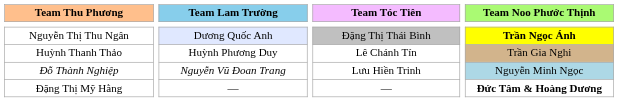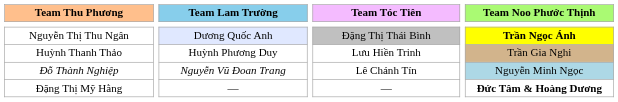(386, 53) Lê Chánh Tín -> (386, 53) Lưu Hiền Trinh
(386, 70) Lưu Hiền Trinh -> (386, 70) Lê Chánh Tín
